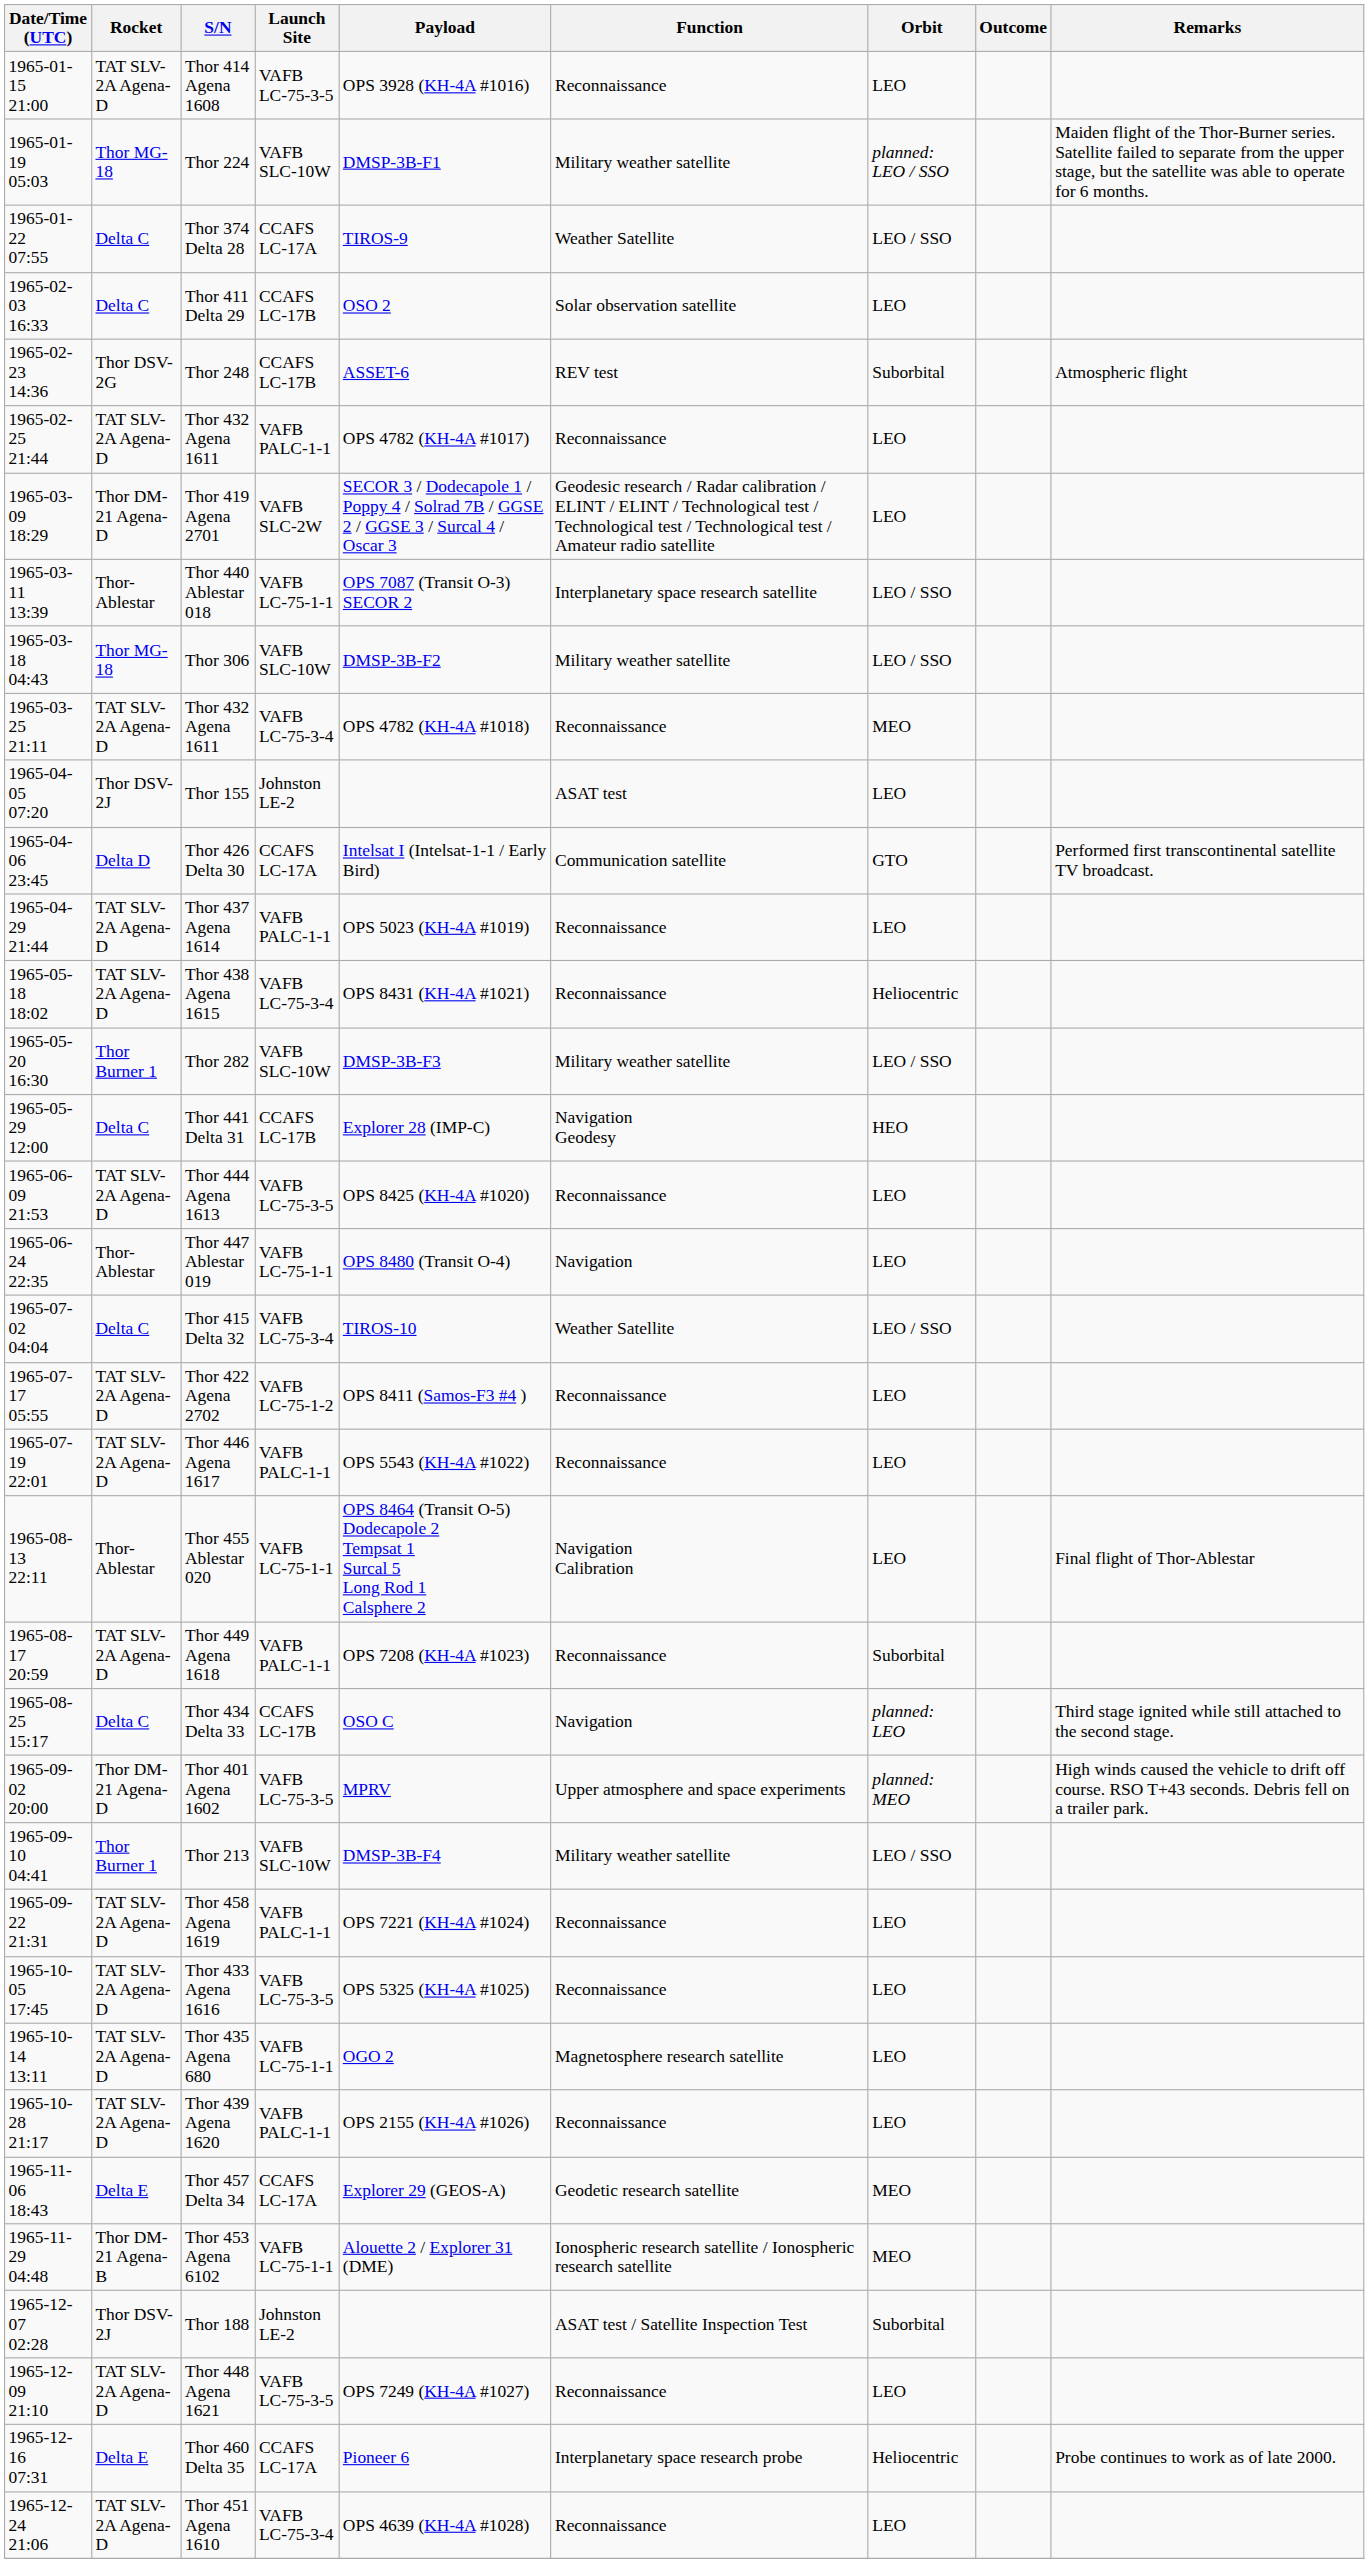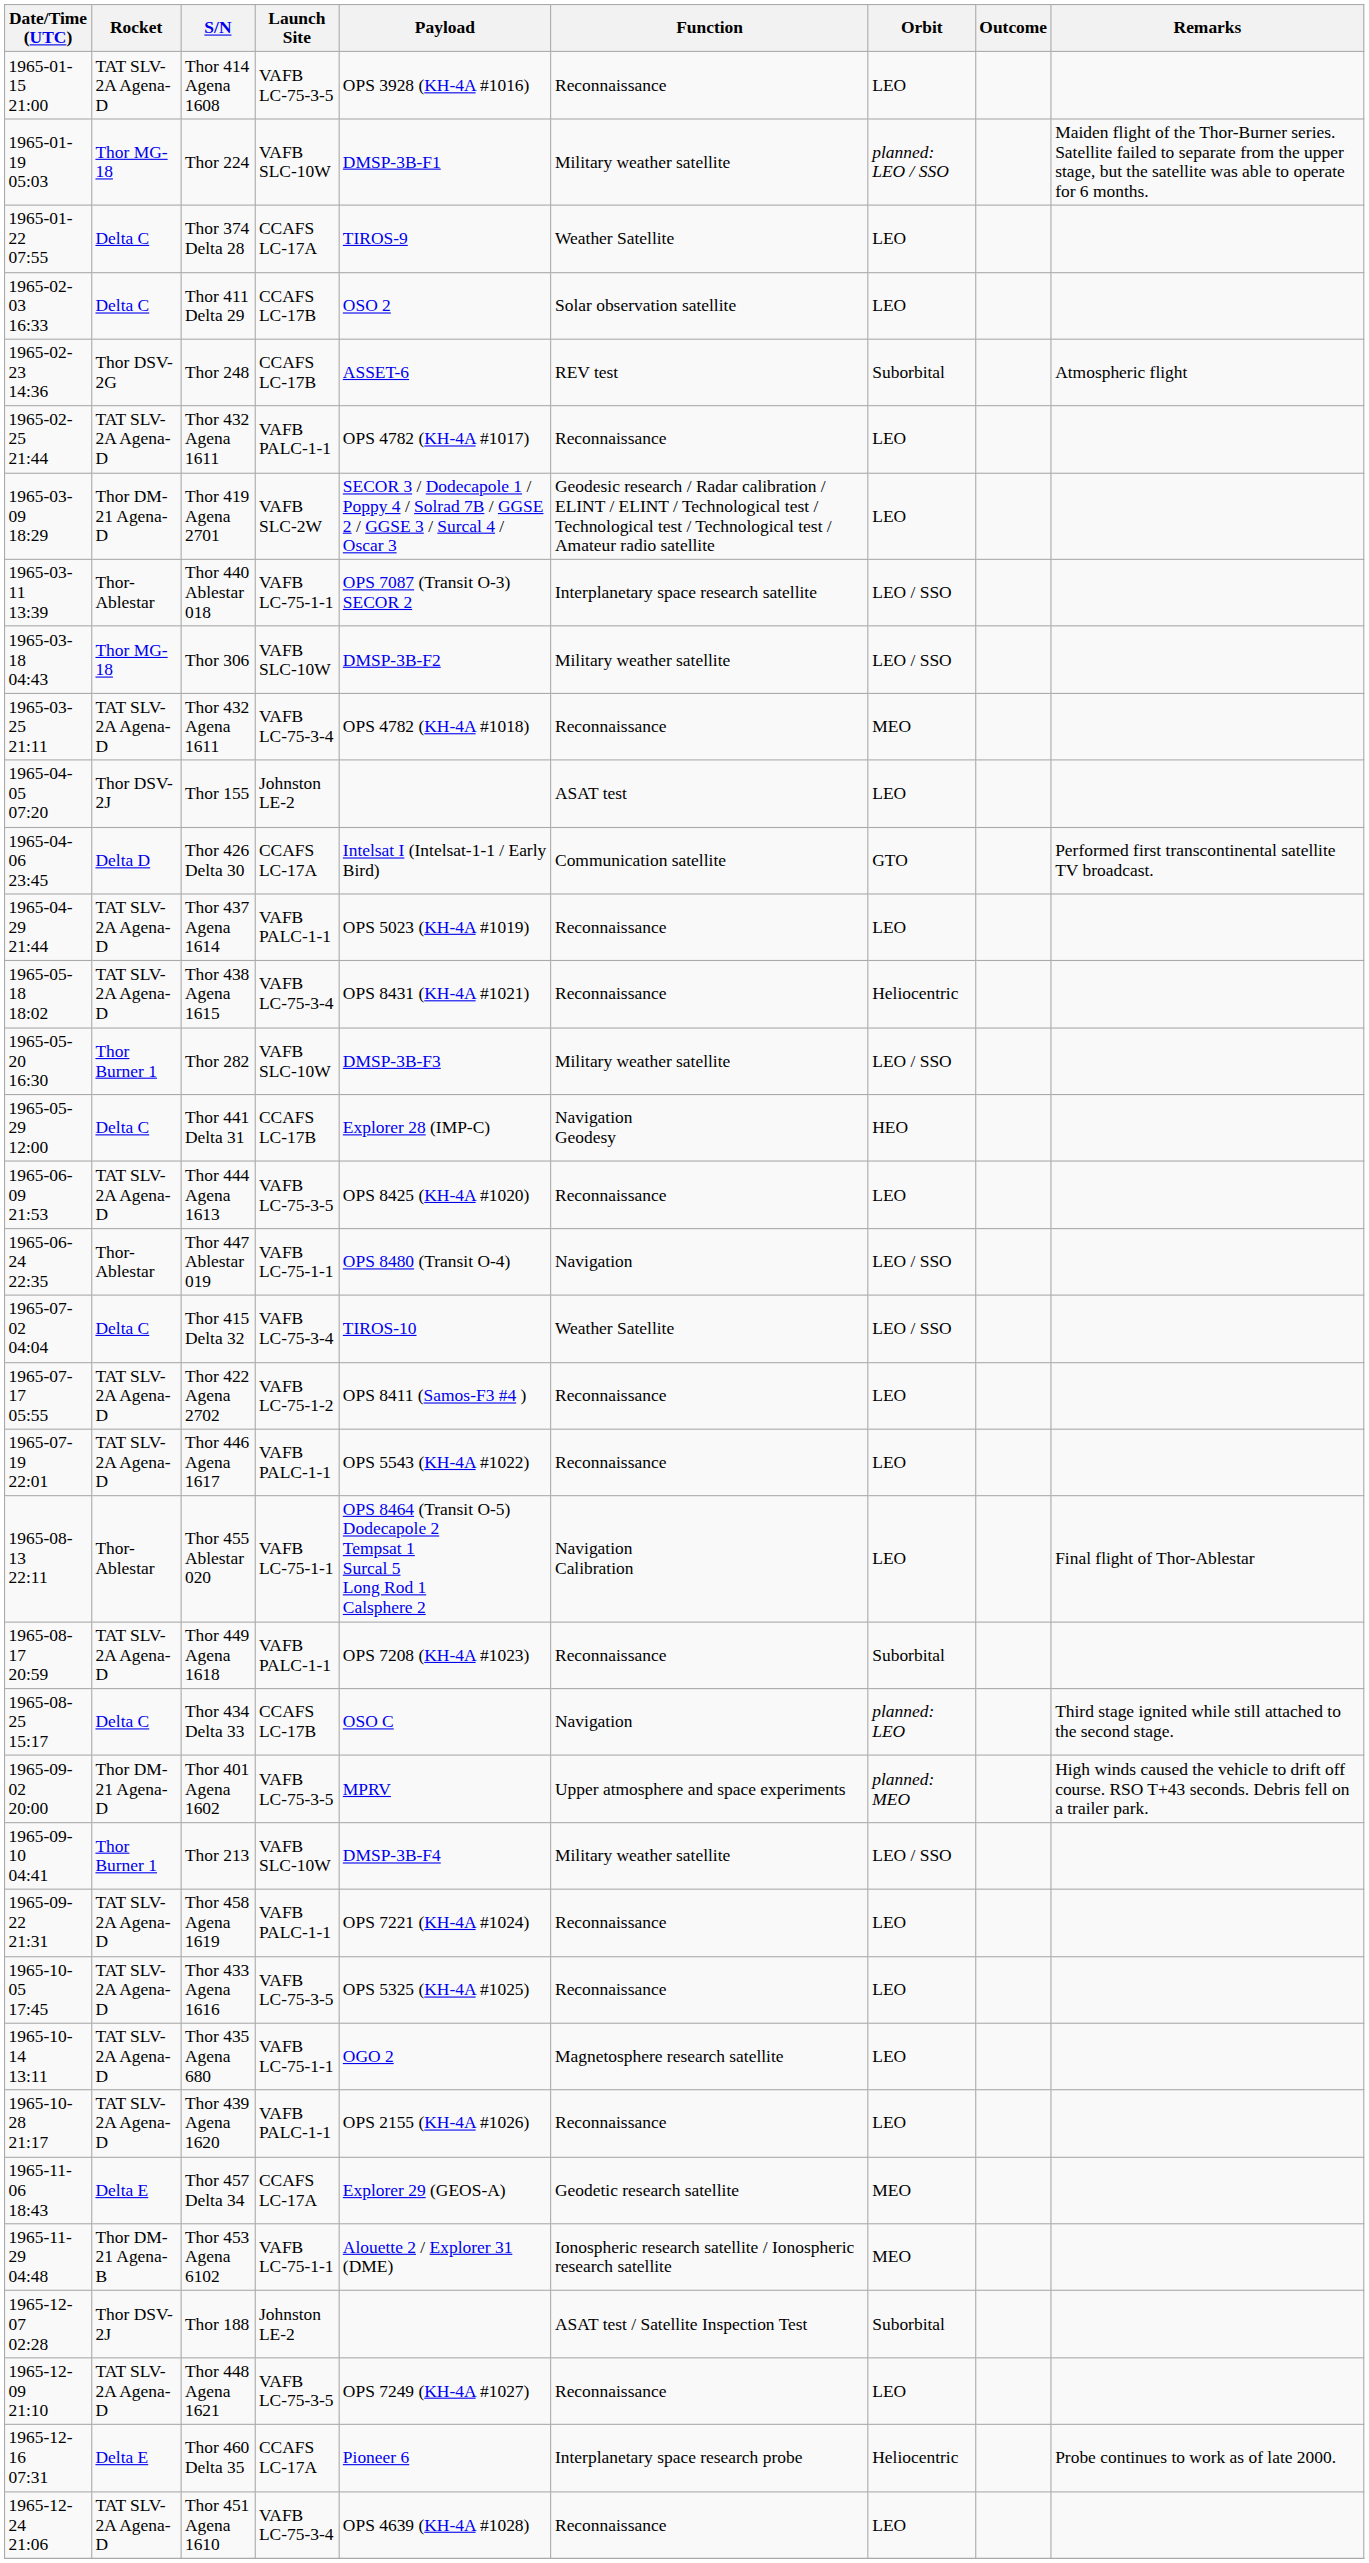(912, 238) LEO / SSO -> (889, 238) LEO
(889, 1261) LEO -> (912, 1261) LEO / SSO
